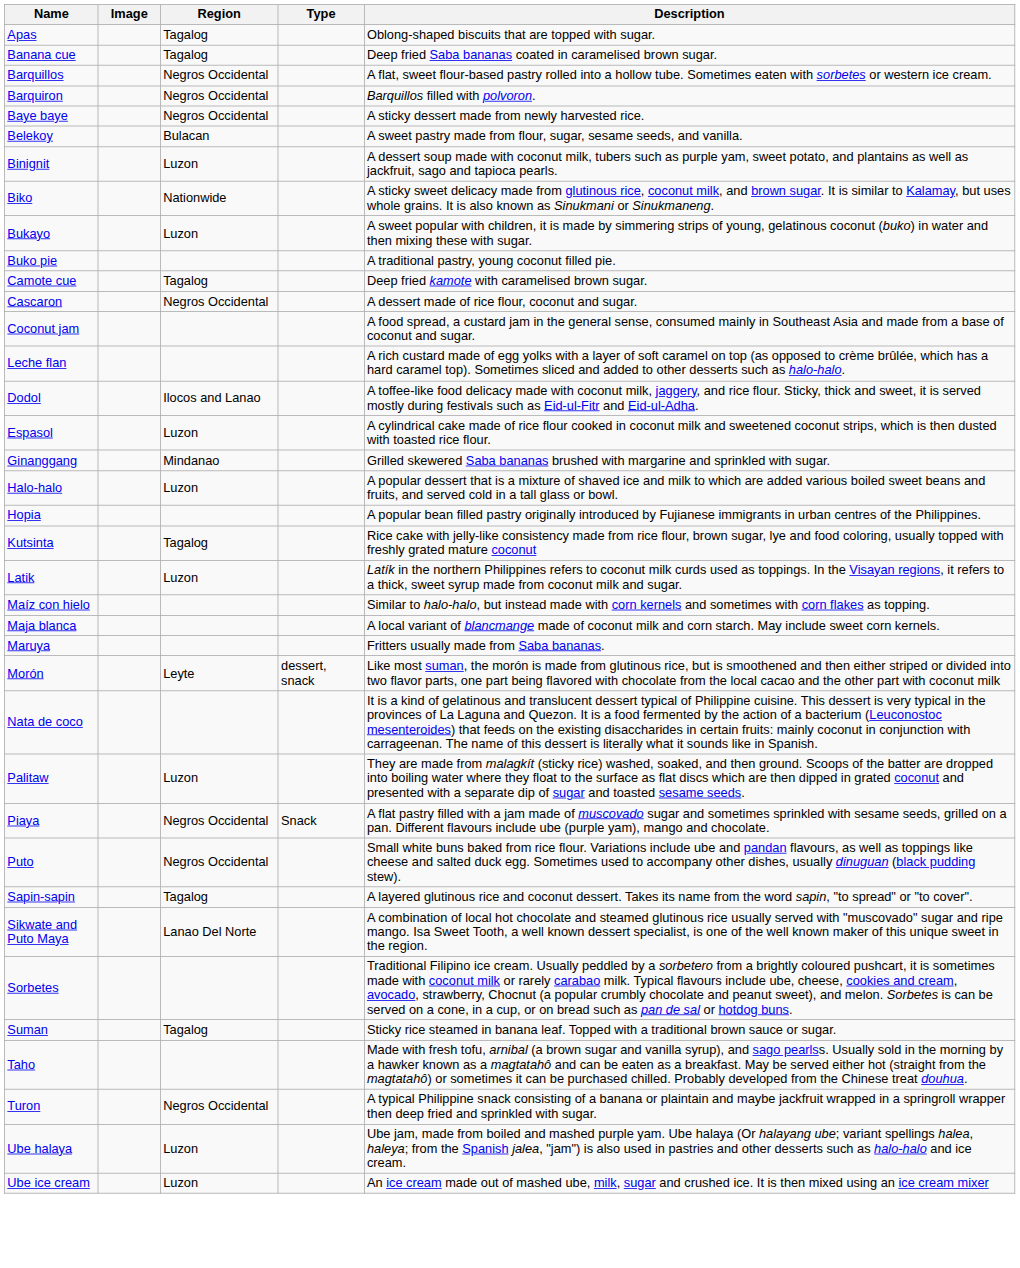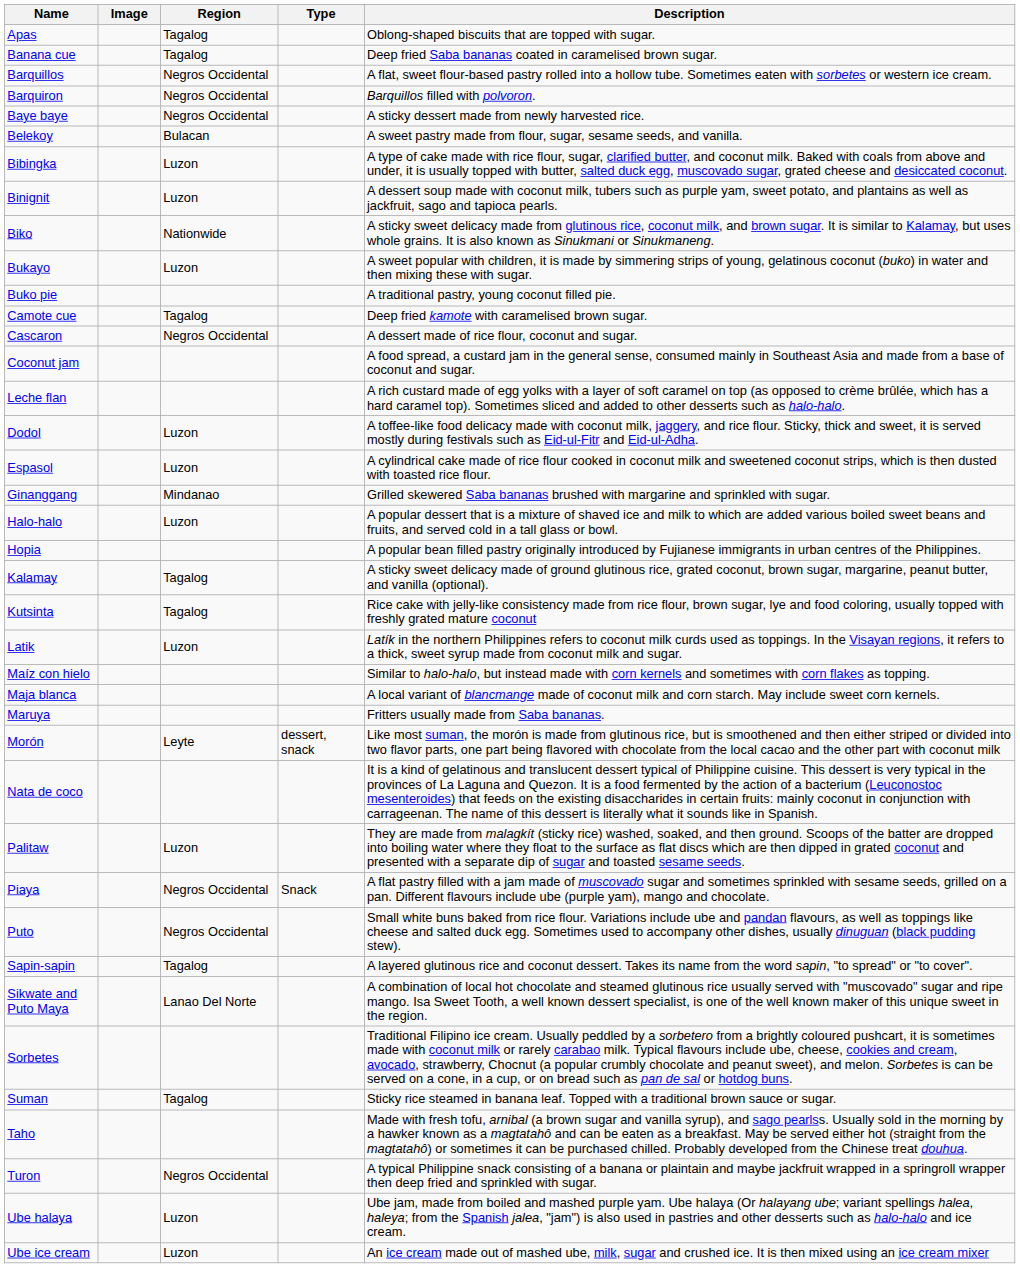+ row: (32, 163)
(212, 398) Ilocos and Lanao -> (181, 433) Luzon
+ row: (32, 577)
